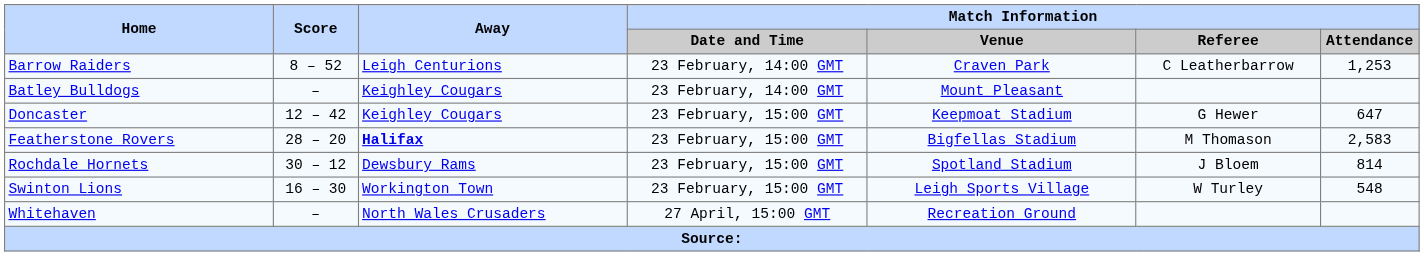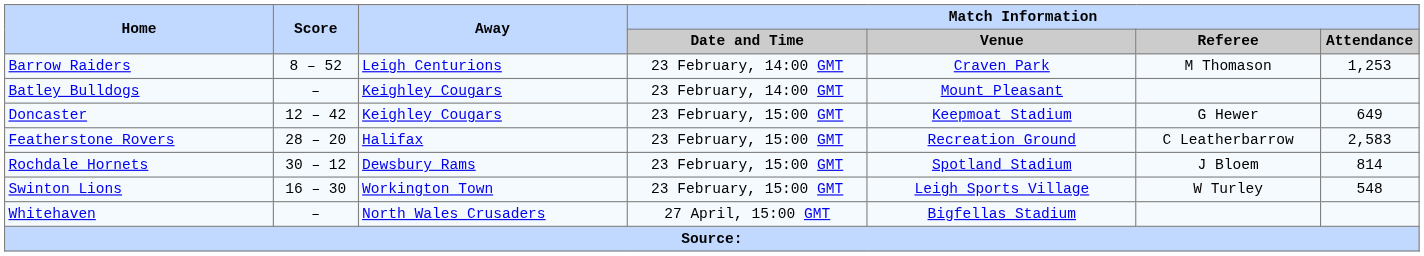(1228, 66) C Leatherbarrow -> (1228, 66) M Thomason
(1370, 115) 647 -> (1370, 115) 649
(393, 140) bold -> (393, 140) normal
(1002, 140) Bigfellas Stadium -> (1002, 140) Recreation Ground
(1228, 140) M Thomason -> (1228, 140) C Leatherbarrow
(1002, 214) Recreation Ground -> (1002, 214) Bigfellas Stadium
